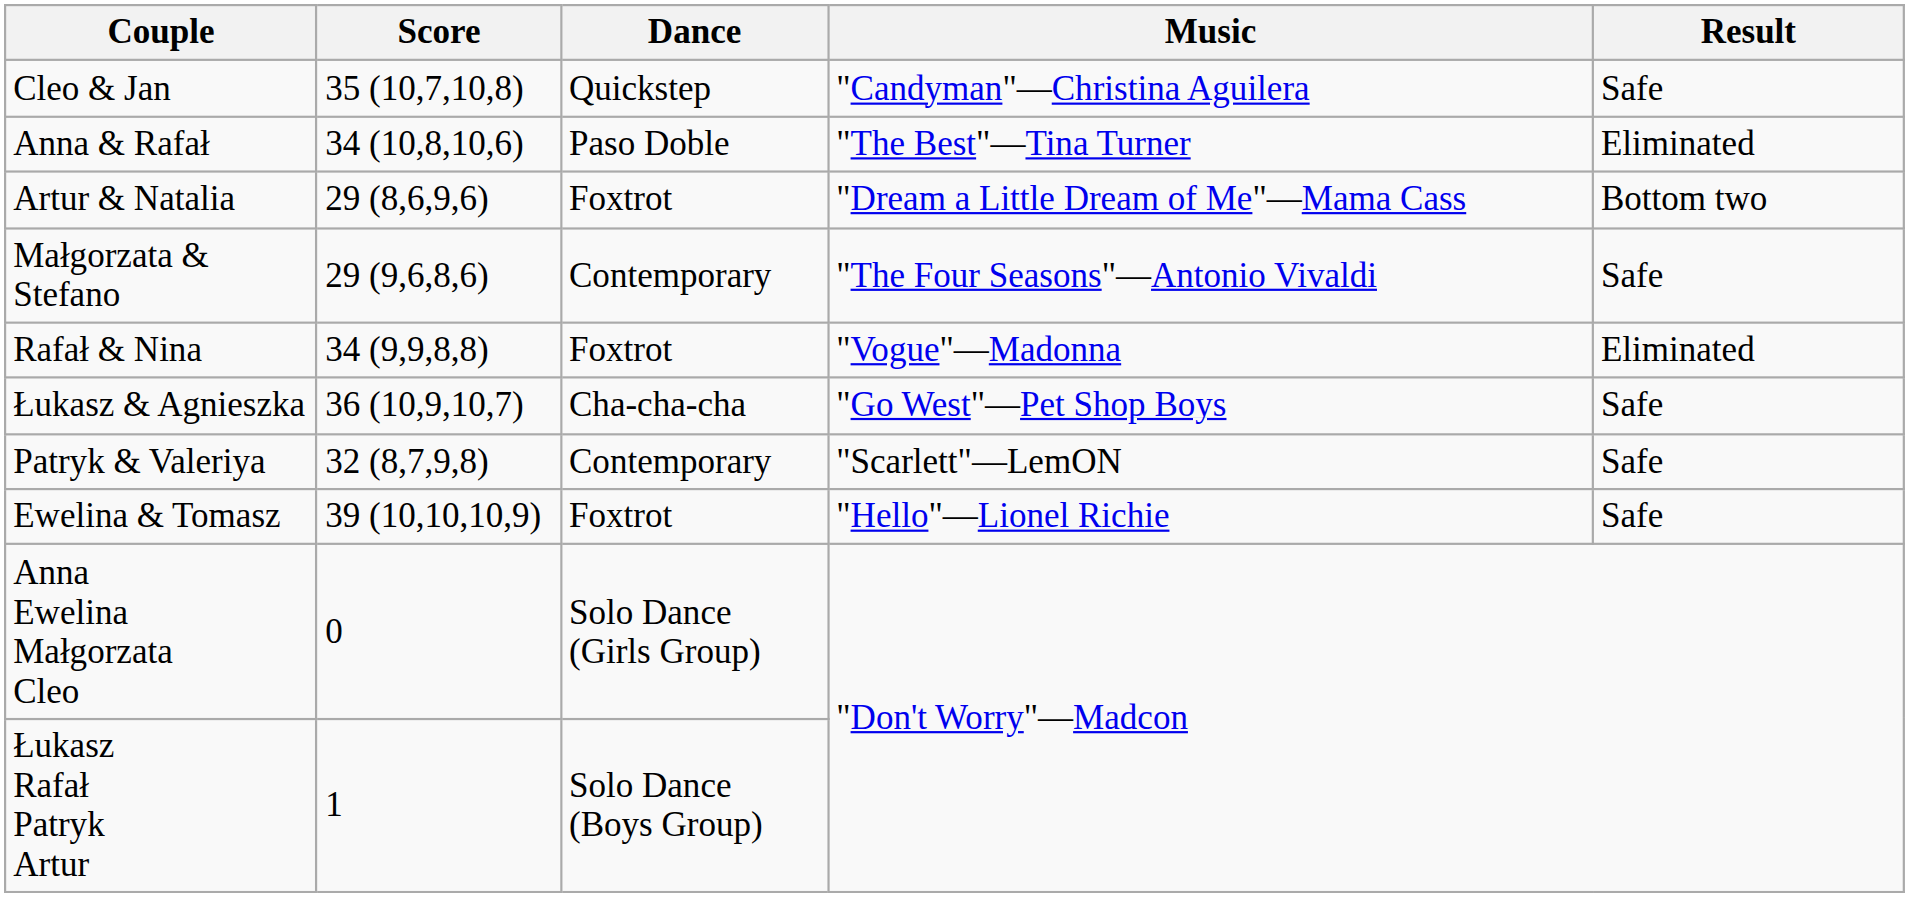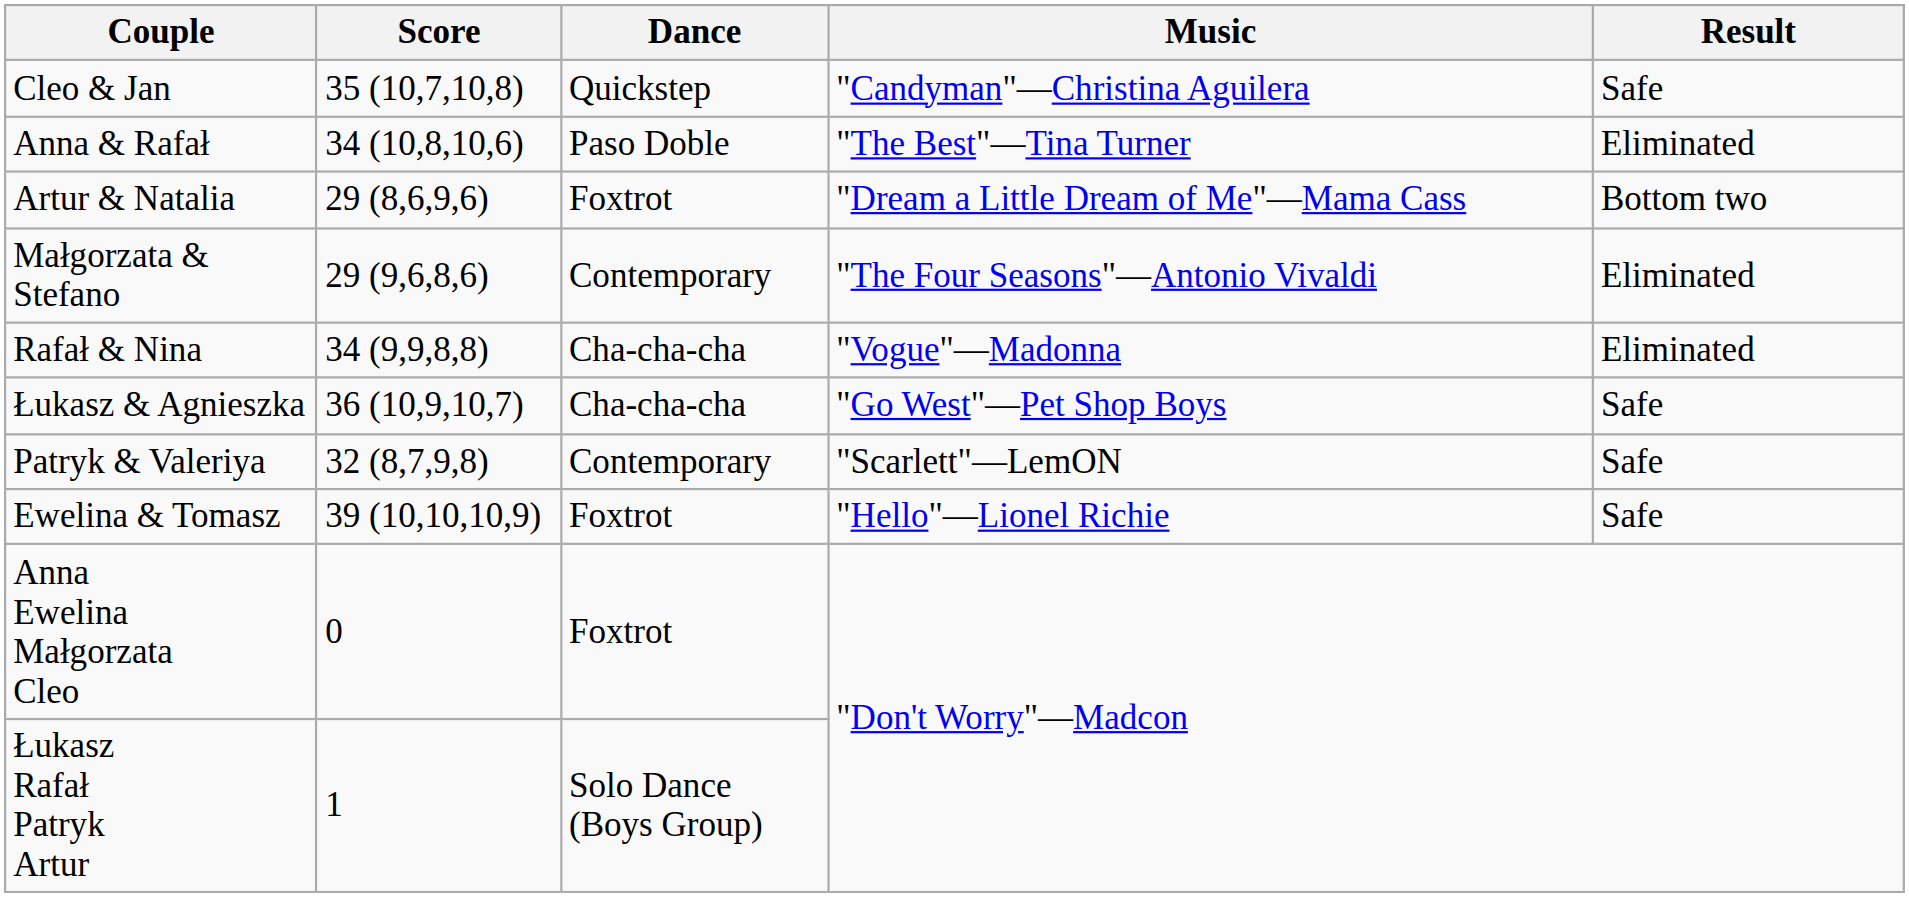(1632, 274) Safe -> (1678, 274) Eliminated
(621, 349) Foxtrot -> (658, 349) Cha-cha-cha
(665, 630) Solo Dance (Girls Group) -> (621, 630) Foxtrot
